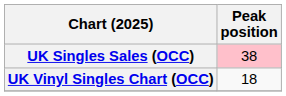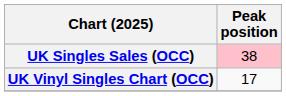(249, 79) 18 -> (249, 79) 17
